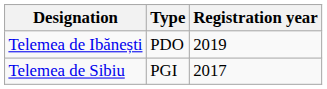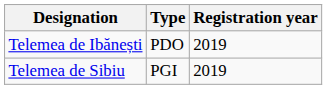(210, 71) 2017 -> (210, 71) 2019
